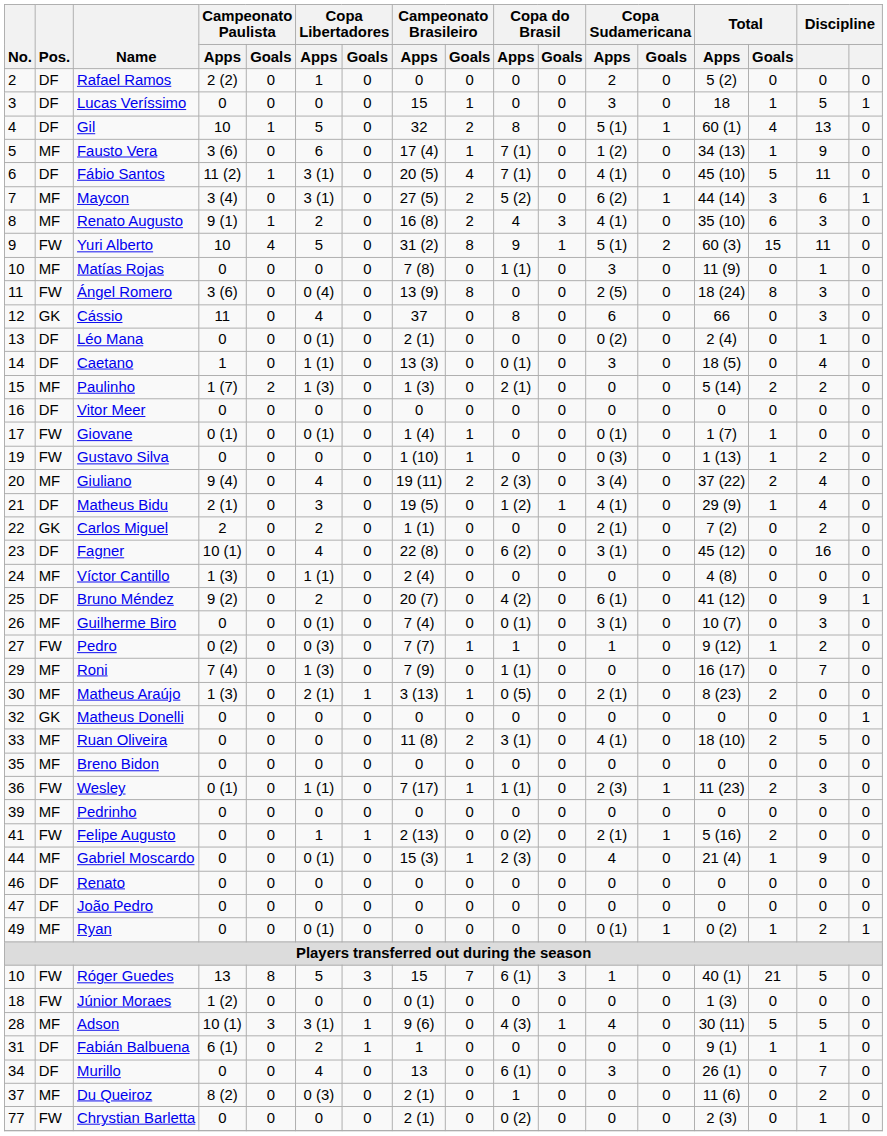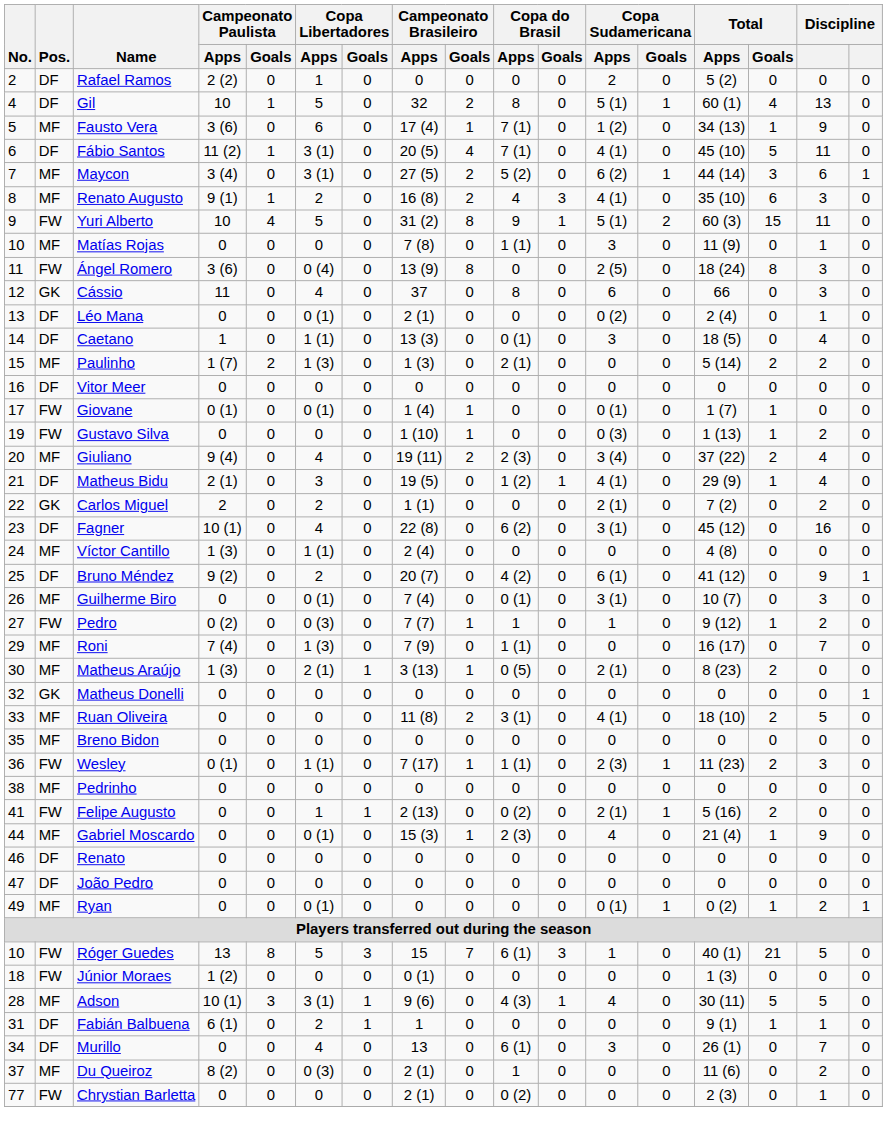- row: (132, 103)
(16, 811) 39 -> (16, 788) 38
